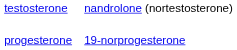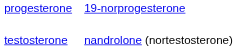rows swapped: (38, 40) <-> (36, 8)
